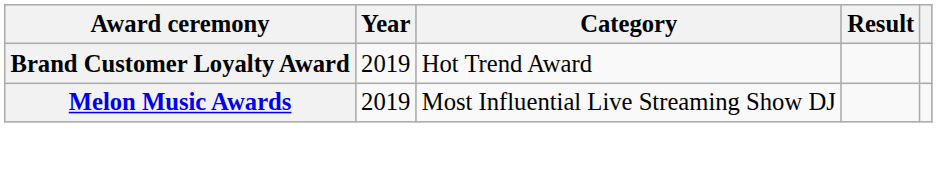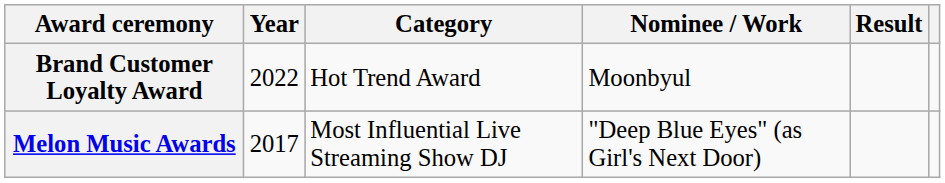+ column: (716, 24)
(386, 63) 2019 -> (274, 76) 2022
(386, 102) 2019 -> (274, 143) 2017
